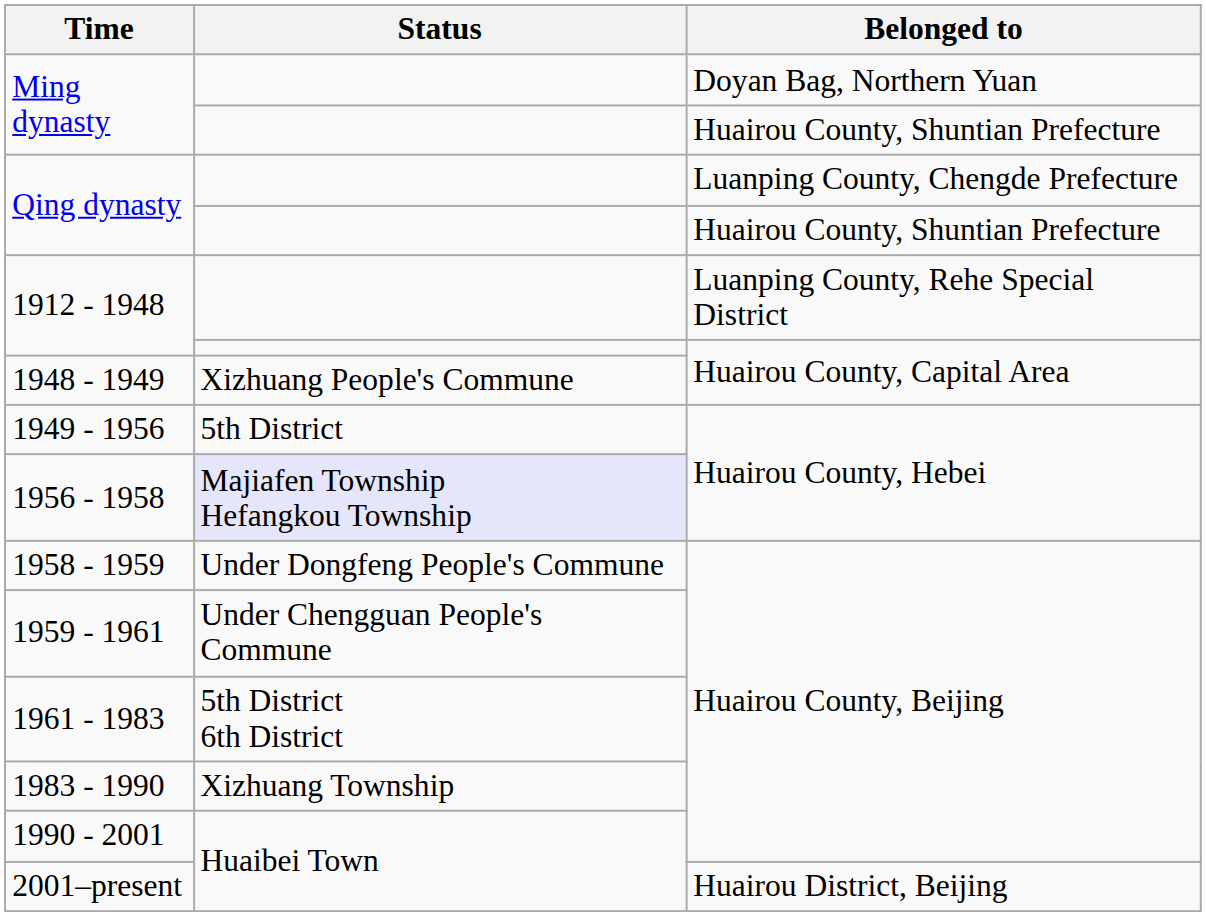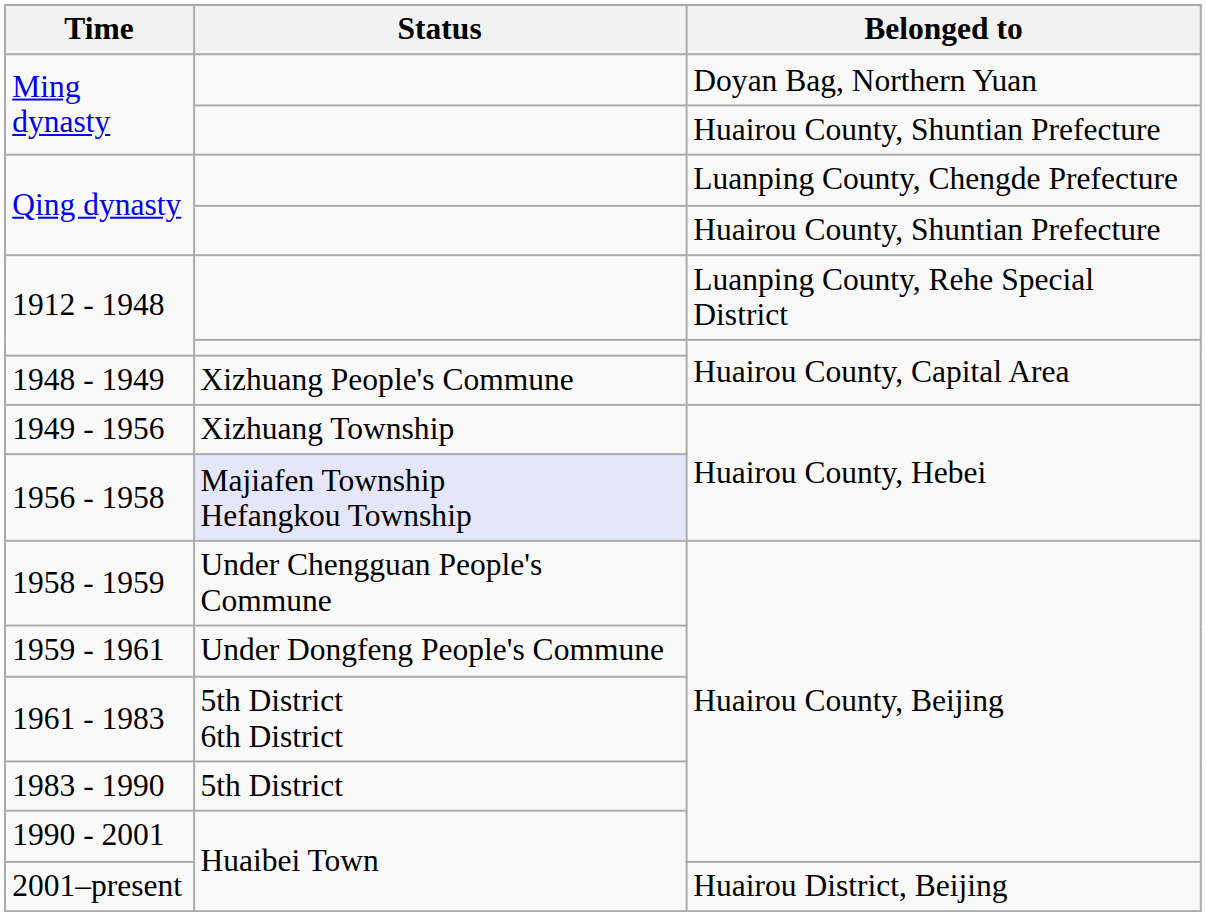(272, 429) 5th District -> (327, 429) Xizhuang Township
(432, 564) Under Dongfeng People's Commune -> (371, 582) Under Chengguan People's Commune
(371, 632) Under Chengguan People's Commune -> (432, 650) Under Dongfeng People's Commune
(327, 785) Xizhuang Township -> (272, 785) 5th District
